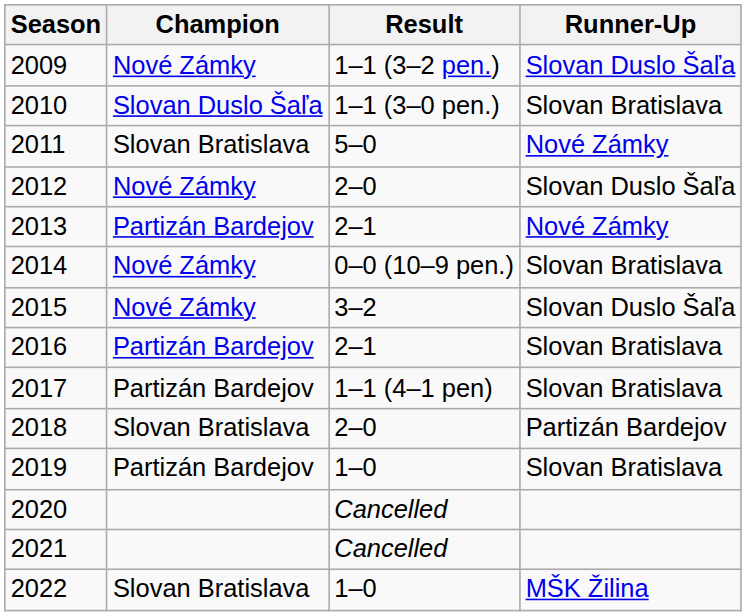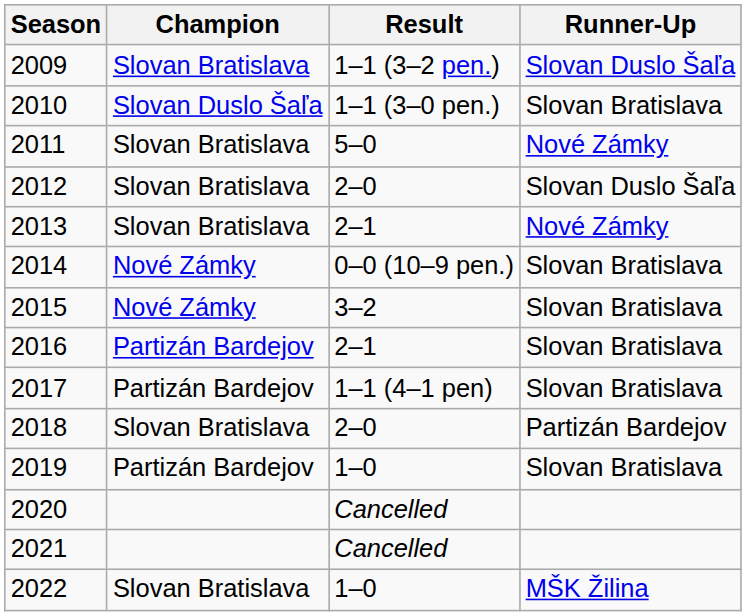(184, 65) Nové Zámky -> (211, 65) Slovan Bratislava
(184, 186) Nové Zámky -> (211, 186) Slovan Bratislava
(213, 226) Partizán Bardejov -> (211, 226) Slovan Bratislava
(630, 307) Slovan Duslo Šaľa -> (624, 307) Slovan Bratislava
